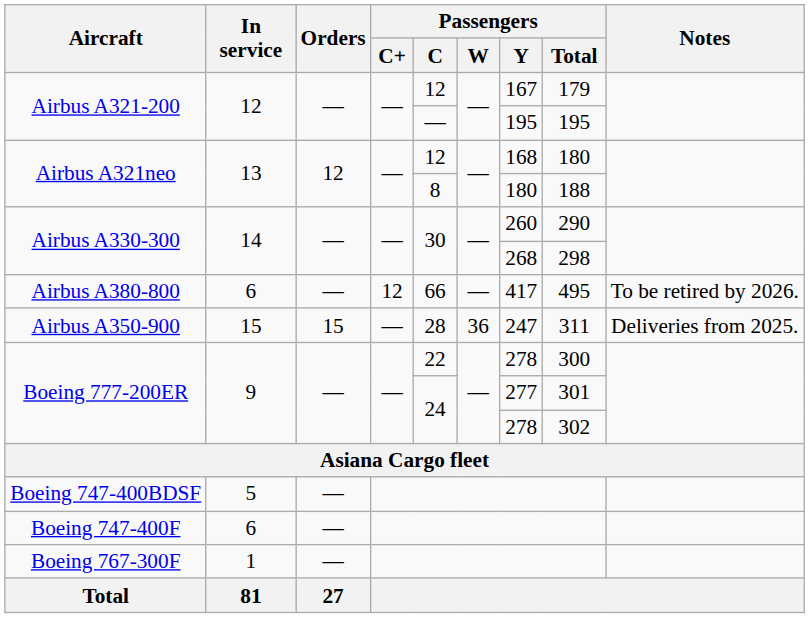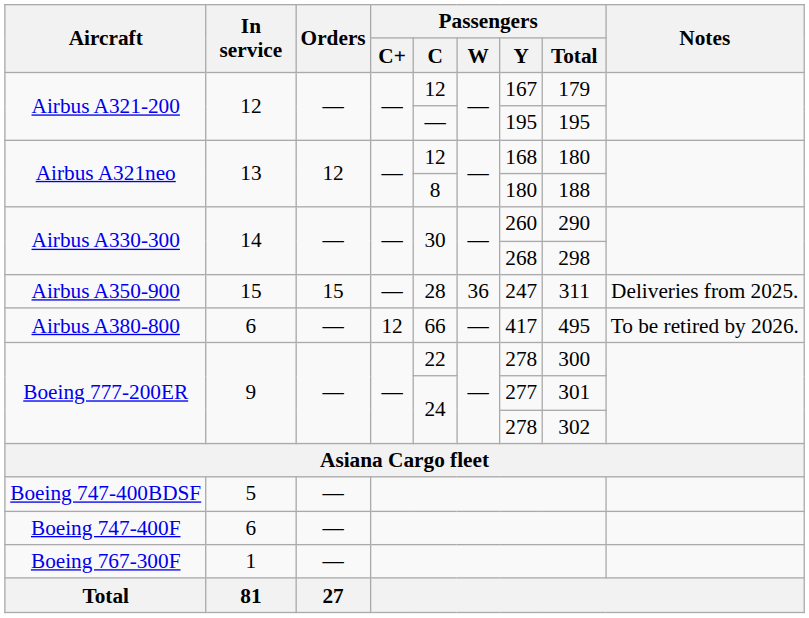rows swapped: (106, 325) <-> (106, 291)
